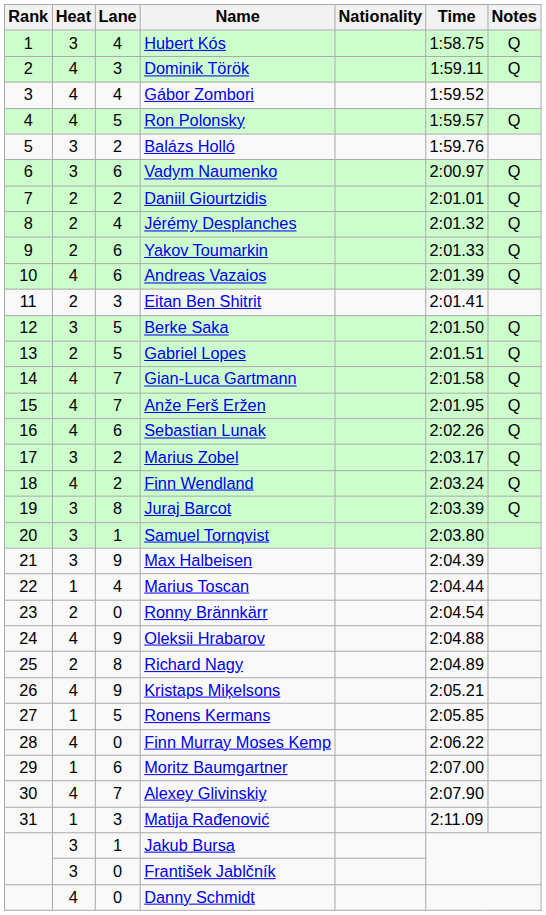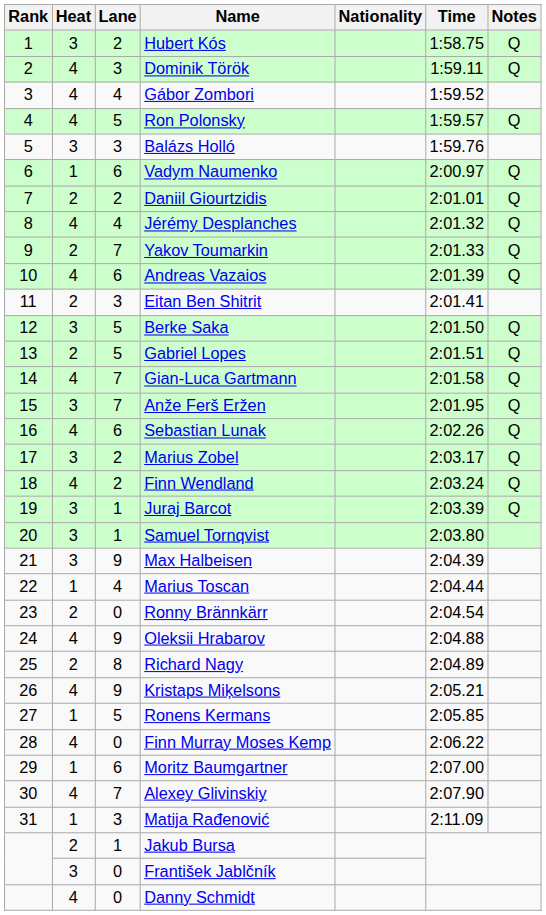(118, 43) 4 -> (118, 43) 2
(118, 146) 2 -> (118, 146) 3
(73, 172) 3 -> (73, 172) 1
(73, 224) 2 -> (73, 224) 4
(118, 250) 6 -> (118, 250) 7
(73, 405) 4 -> (73, 405) 3
(118, 509) 8 -> (118, 509) 1
(73, 845) 3 -> (73, 845) 2
